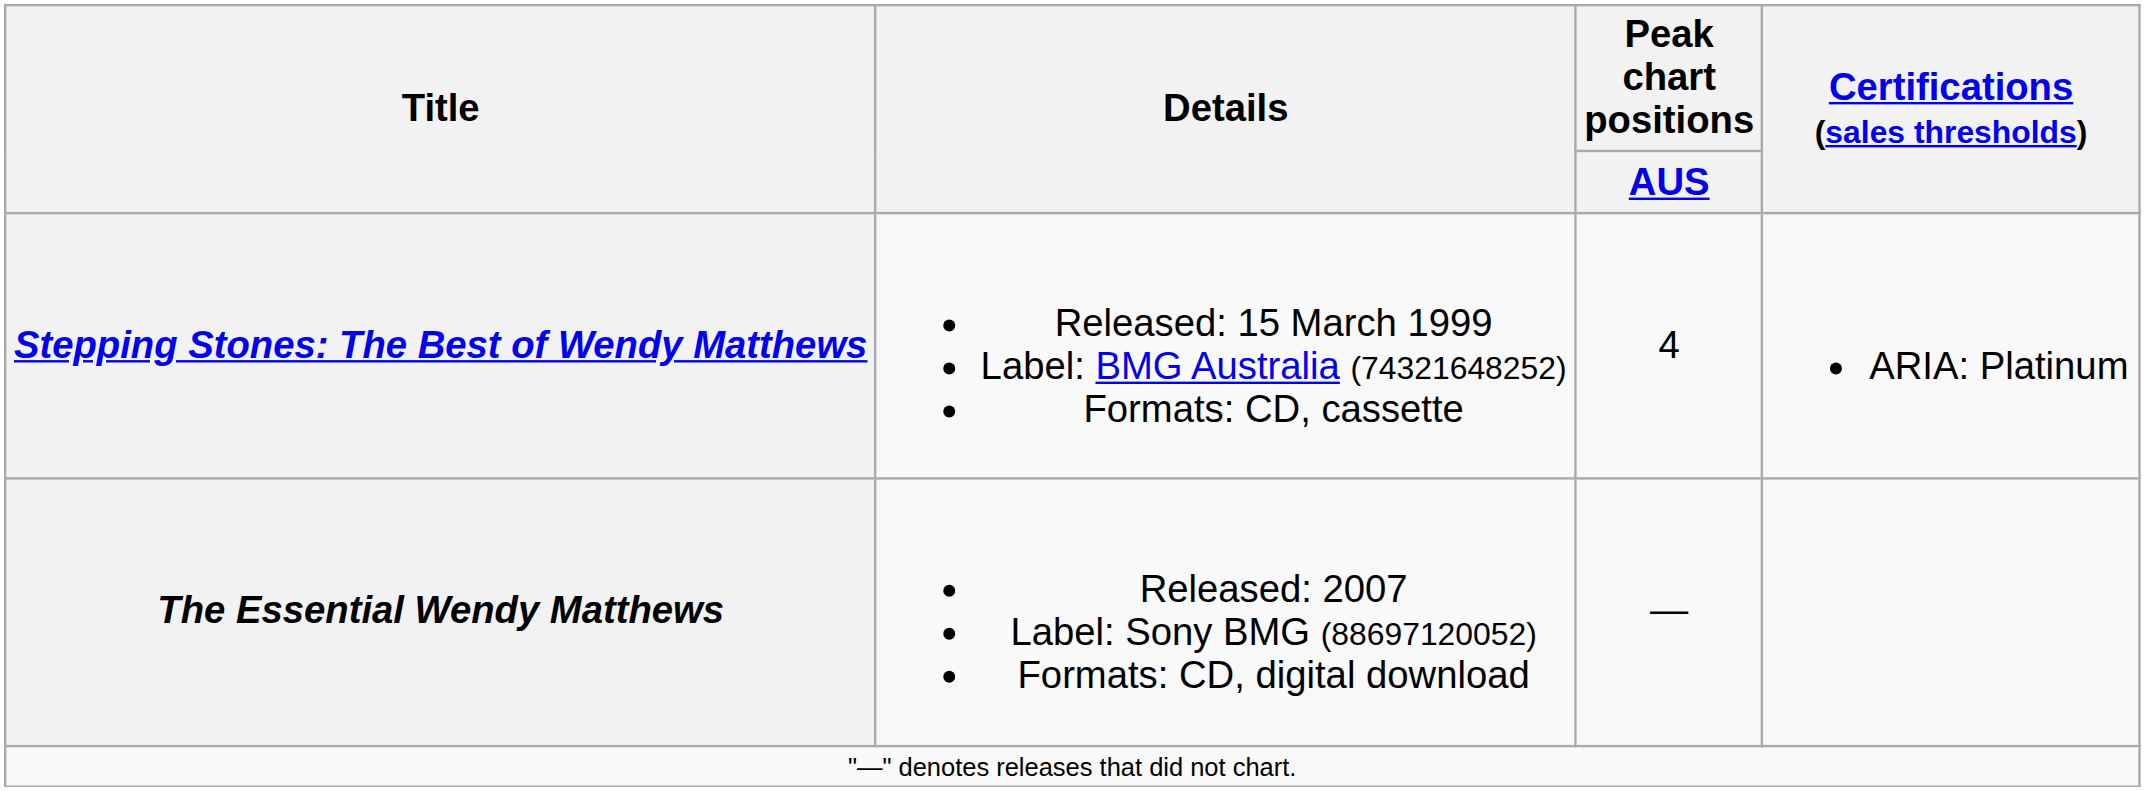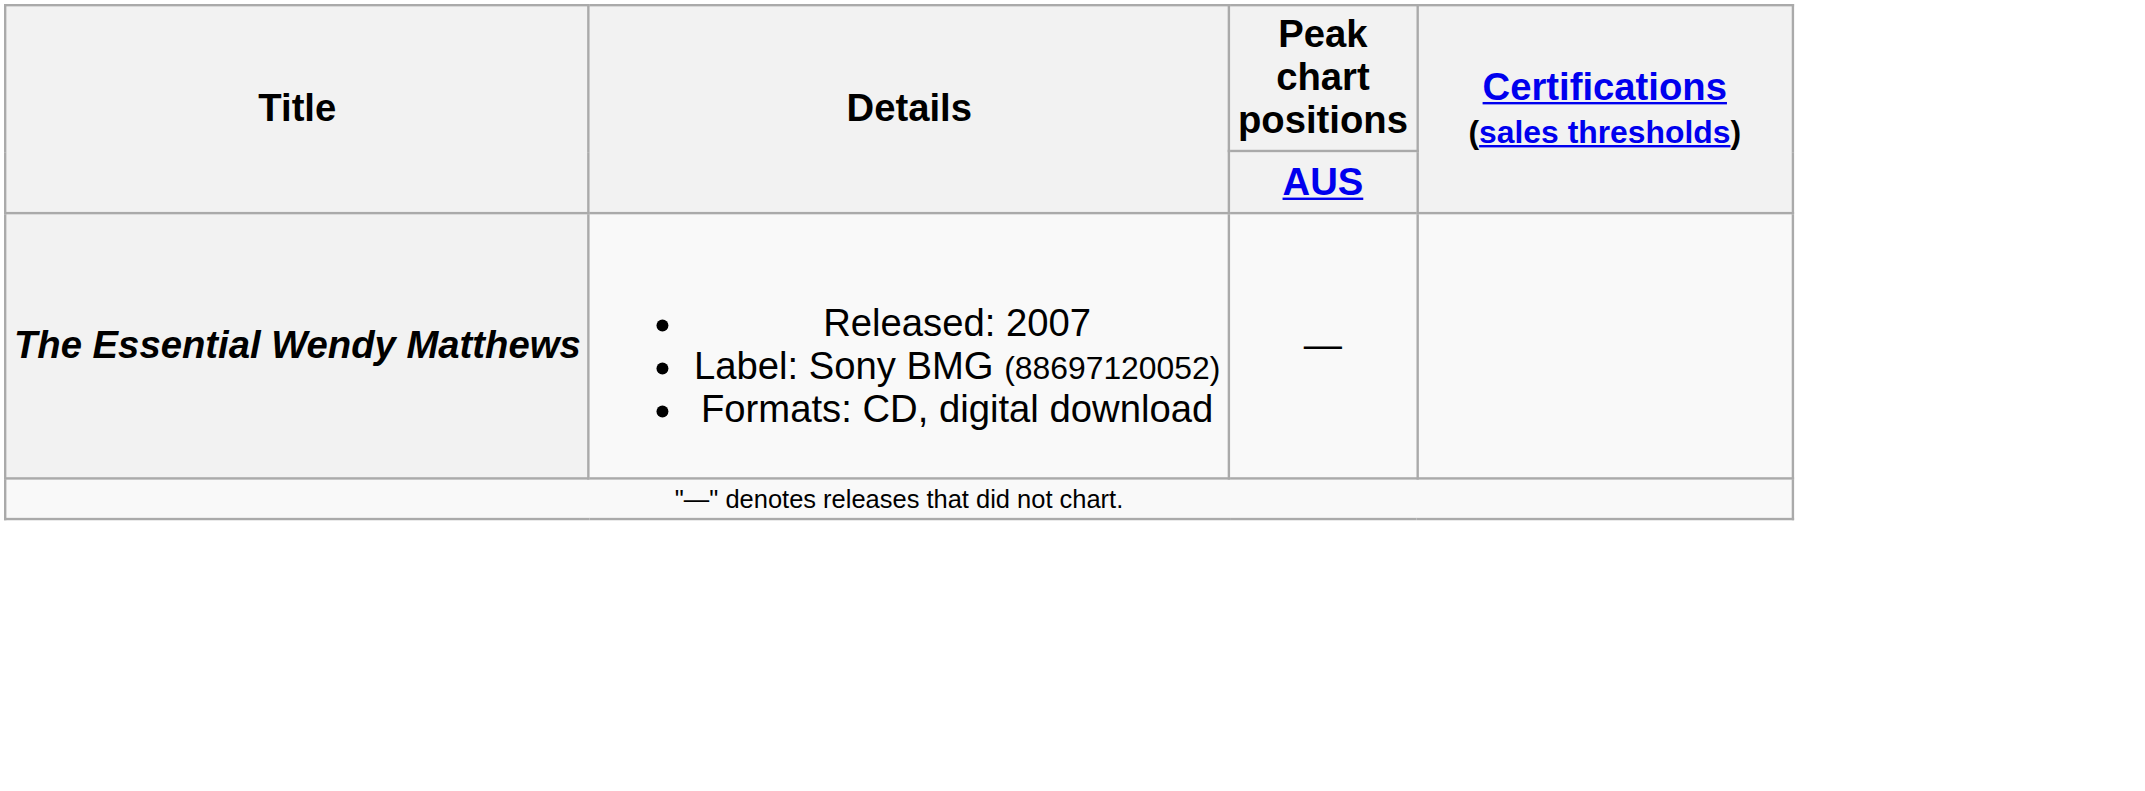- row: (441, 344)
